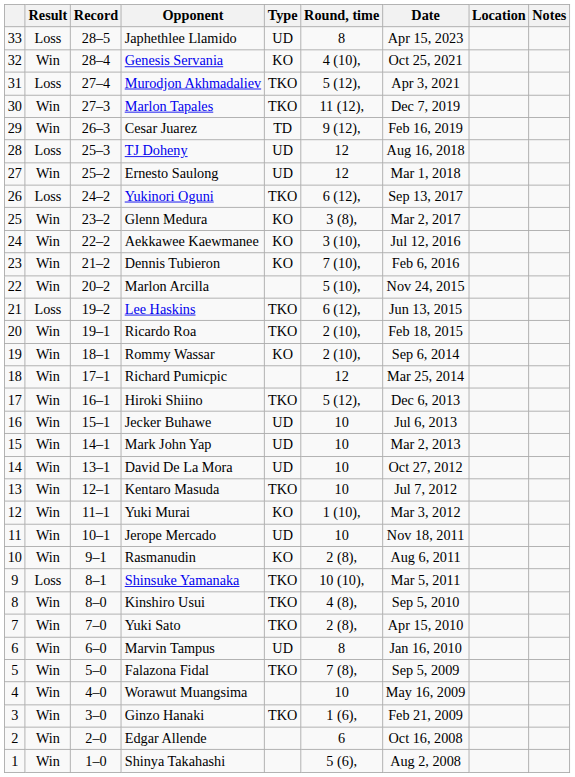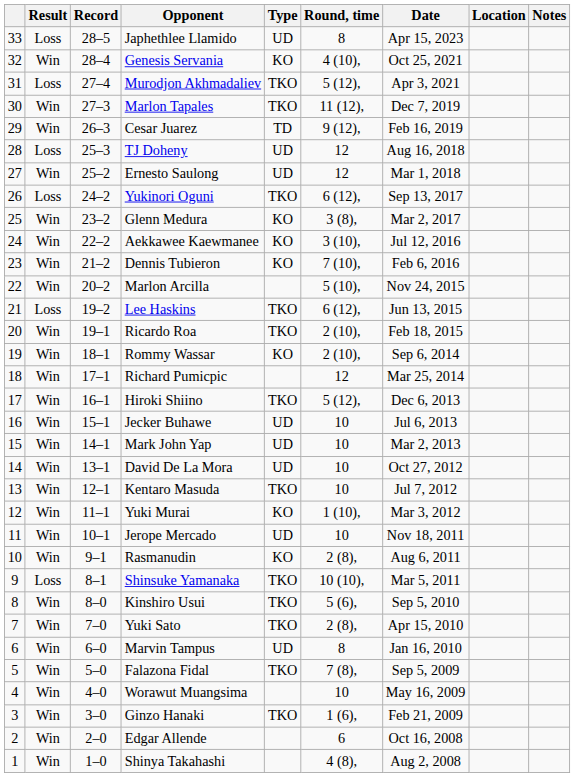(342, 602) 4 (8), -> (342, 602) 5 (6),
(342, 761) 5 (6), -> (342, 761) 4 (8),
